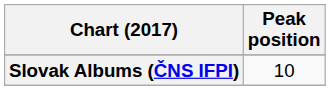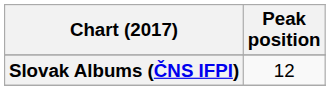(284, 70) 10 -> (284, 70) 12
